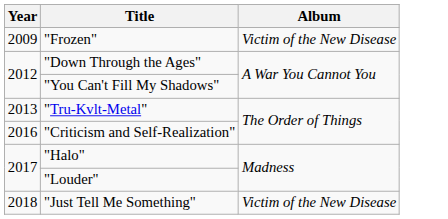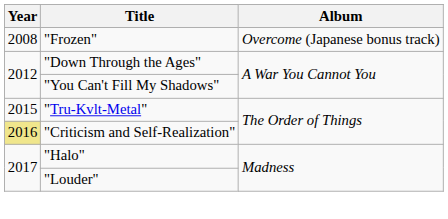(23, 39) 2009 -> (23, 39) 2008
(319, 39) Victim of the New Disease -> (341, 39) Overcome (Japanese bonus track)
(23, 109) 2013 -> (23, 109) 2015
(23, 132) no background -> (23, 132) khaki background
- row: (120, 202)
